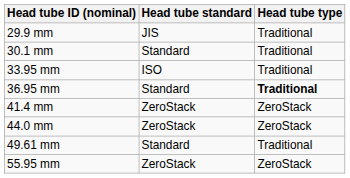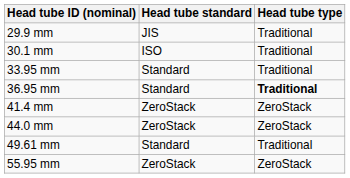(166, 51) Standard -> (152, 51) ISO
(152, 70) ISO -> (166, 70) Standard
